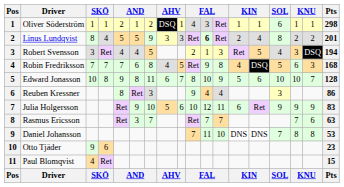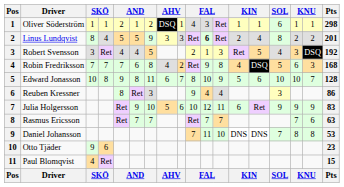(331, 51) 194 -> (331, 51) 192
(181, 65) 5 -> (181, 65) 2
(137, 120) 3 -> (137, 120) 7
